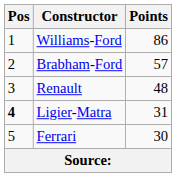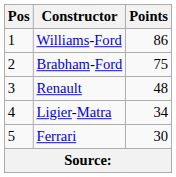(161, 64) 57 -> (161, 64) 75
(12, 112) bold -> (12, 112) normal
(161, 112) 31 -> (161, 112) 34
